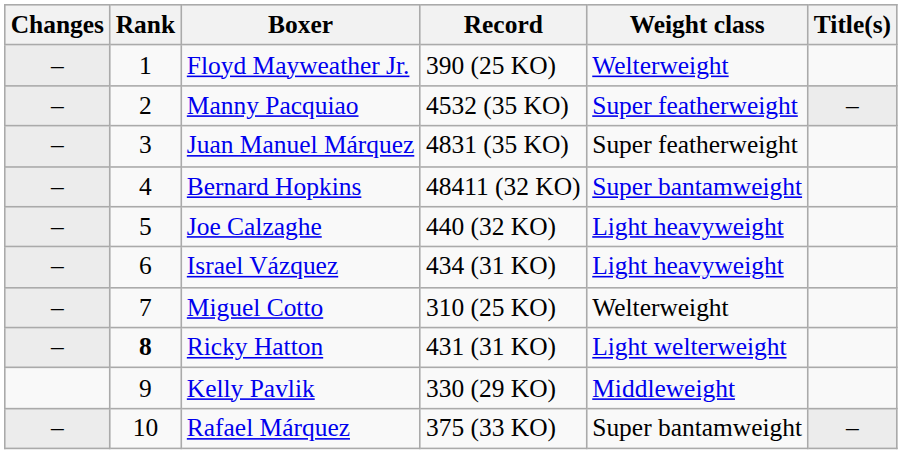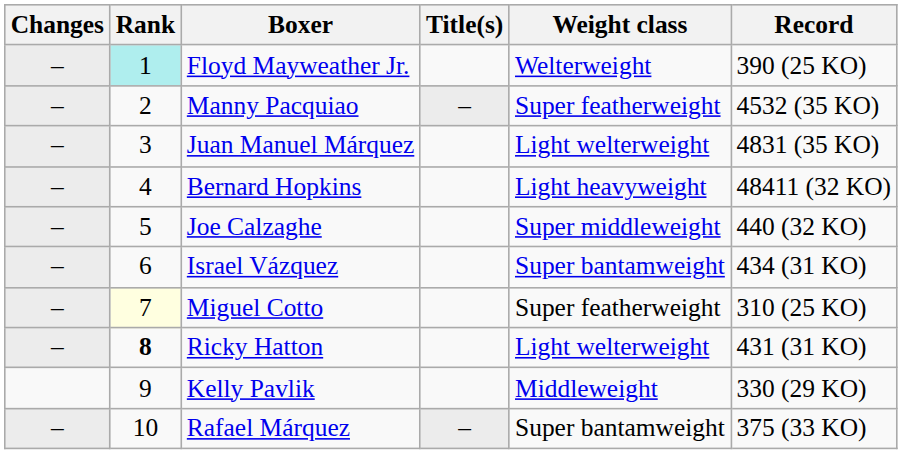columns swapped: (503, 24) <-> (852, 24)
(145, 65) no background -> (145, 65) paleturquoise background
(695, 145) Super featherweight -> (612, 145) Light welterweight
(697, 186) Super bantamweight -> (611, 186) Light heavyweight
(688, 226) Light heavyweight -> (618, 226) Super middleweight
(688, 266) Light heavyweight -> (620, 266) Super bantamweight
(145, 307) no background -> (145, 307) lightyellow background
(660, 307) Welterweight -> (618, 307) Super featherweight
